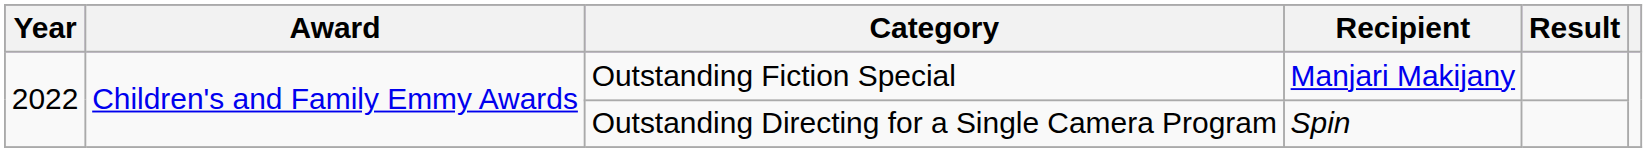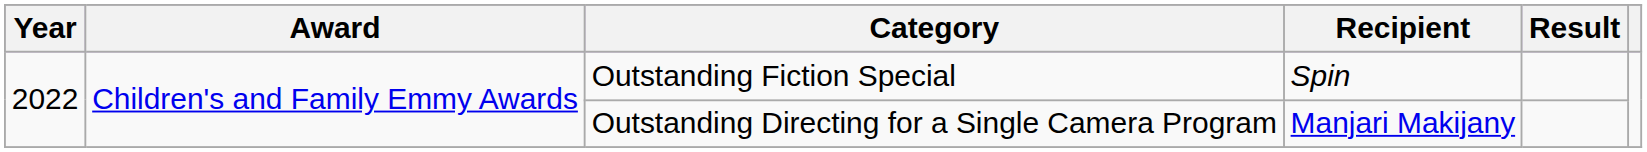(1403, 75) Manjari Makijany -> (1321, 75) Spin
(1321, 123) Spin -> (1403, 123) Manjari Makijany
